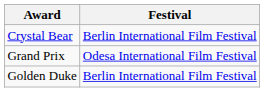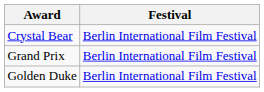(170, 55) Odesa International Film Festival -> (170, 55) Berlin International Film Festival
